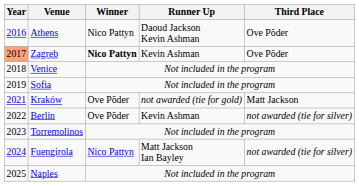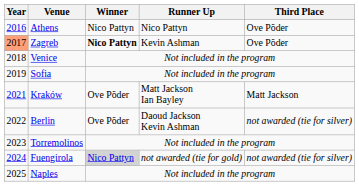(171, 33) Daoud Jackson Kevin Ashman -> (164, 27) Nico Pattyn
(192, 100) not awarded (tie for gold) -> (167, 95) Matt Jackson Ian Bayley
(170, 116) Kevin Ashman -> (171, 121) Daoud Jackson Kevin Ashman
(111, 152) no background -> (111, 158) lightgrey background
(167, 152) Matt Jackson Ian Bayley -> (192, 158) not awarded (tie for gold)
